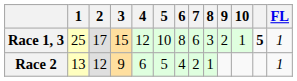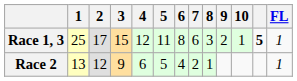(164, 40) 10 -> (164, 40) 11
